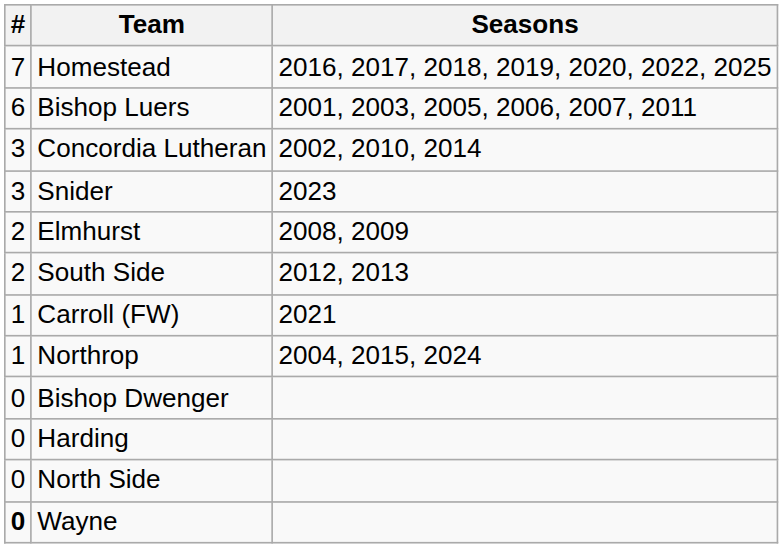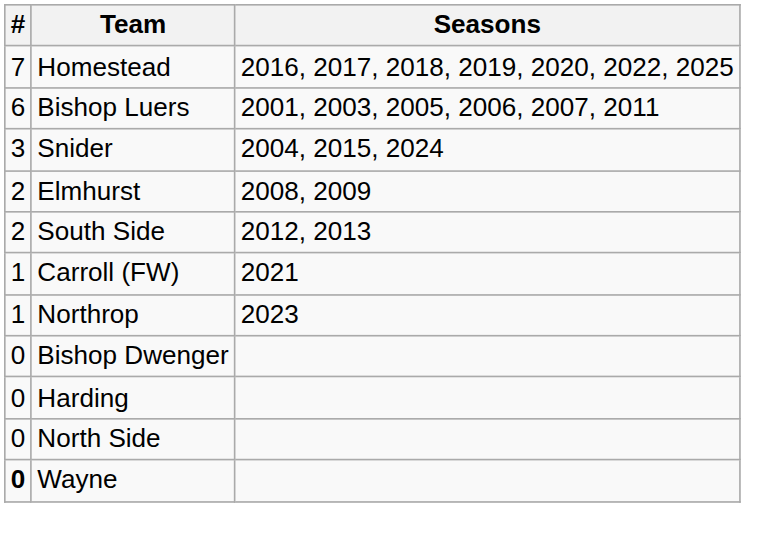- row: (152, 149)
(307, 190) 2023 -> (342, 149) 2004, 2015, 2024
(380, 356) 2004, 2015, 2024 -> (270, 314) 2023
